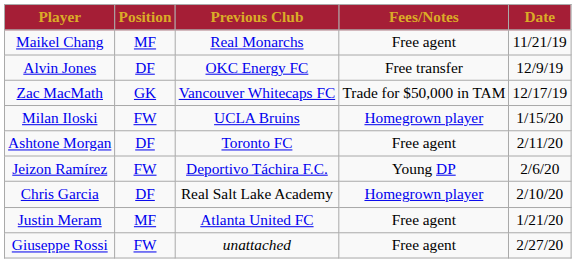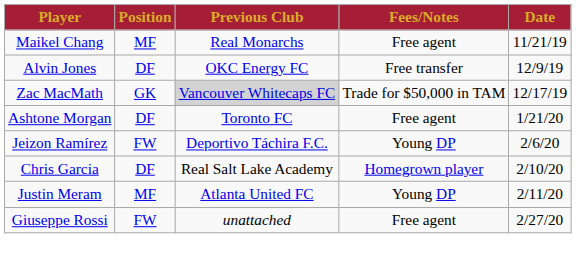(257, 93) no background -> (257, 93) lightgrey background
- row: (60, 118)
(540, 143) 2/11/20 -> (540, 118) 1/21/20
(424, 219) Free agent -> (424, 194) Young DP
(540, 219) 1/21/20 -> (540, 194) 2/11/20
